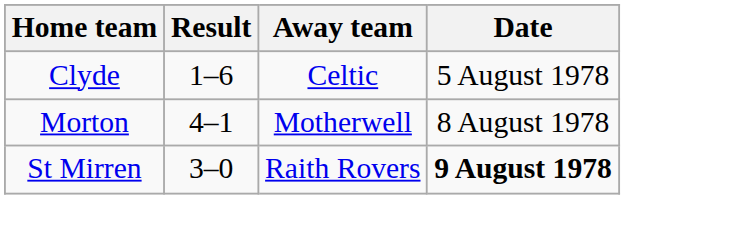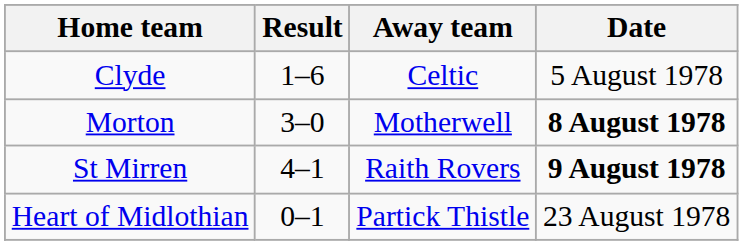(211, 121) 4–1 -> (302, 121) 3–0
(523, 121) normal -> (637, 121) bold
(211, 168) 3–0 -> (302, 168) 4–1
+ row: (130, 215)
